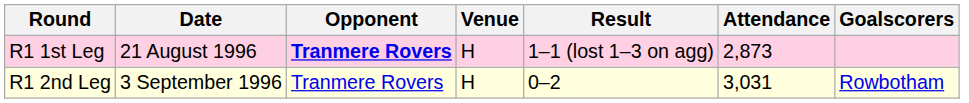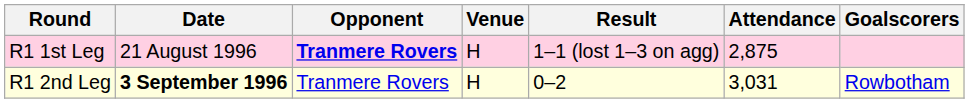(748, 51) 2,873 -> (753, 51) 2,875
(201, 82) normal -> (204, 82) bold
